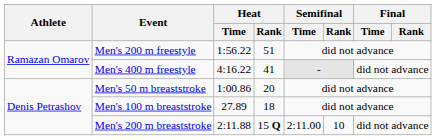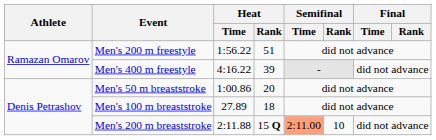(269, 69) 41 -> (269, 69) 39
(304, 125) no background -> (304, 125) lightsalmon background
